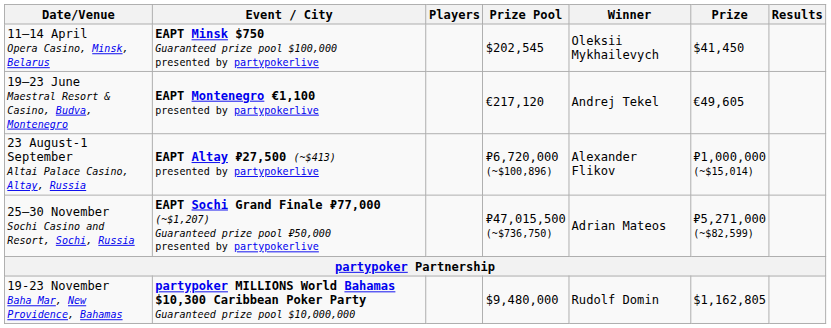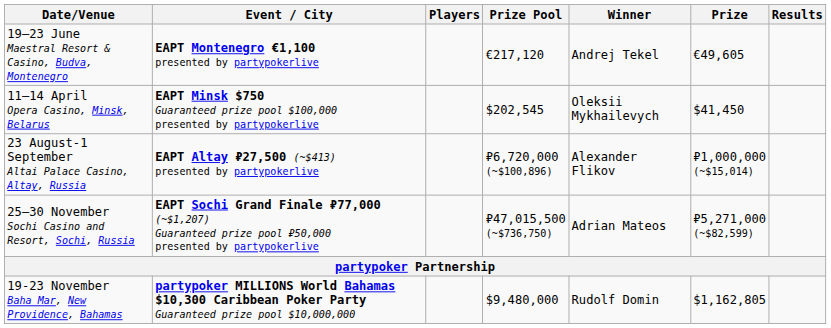rows swapped: (68, 48) <-> (59, 103)
